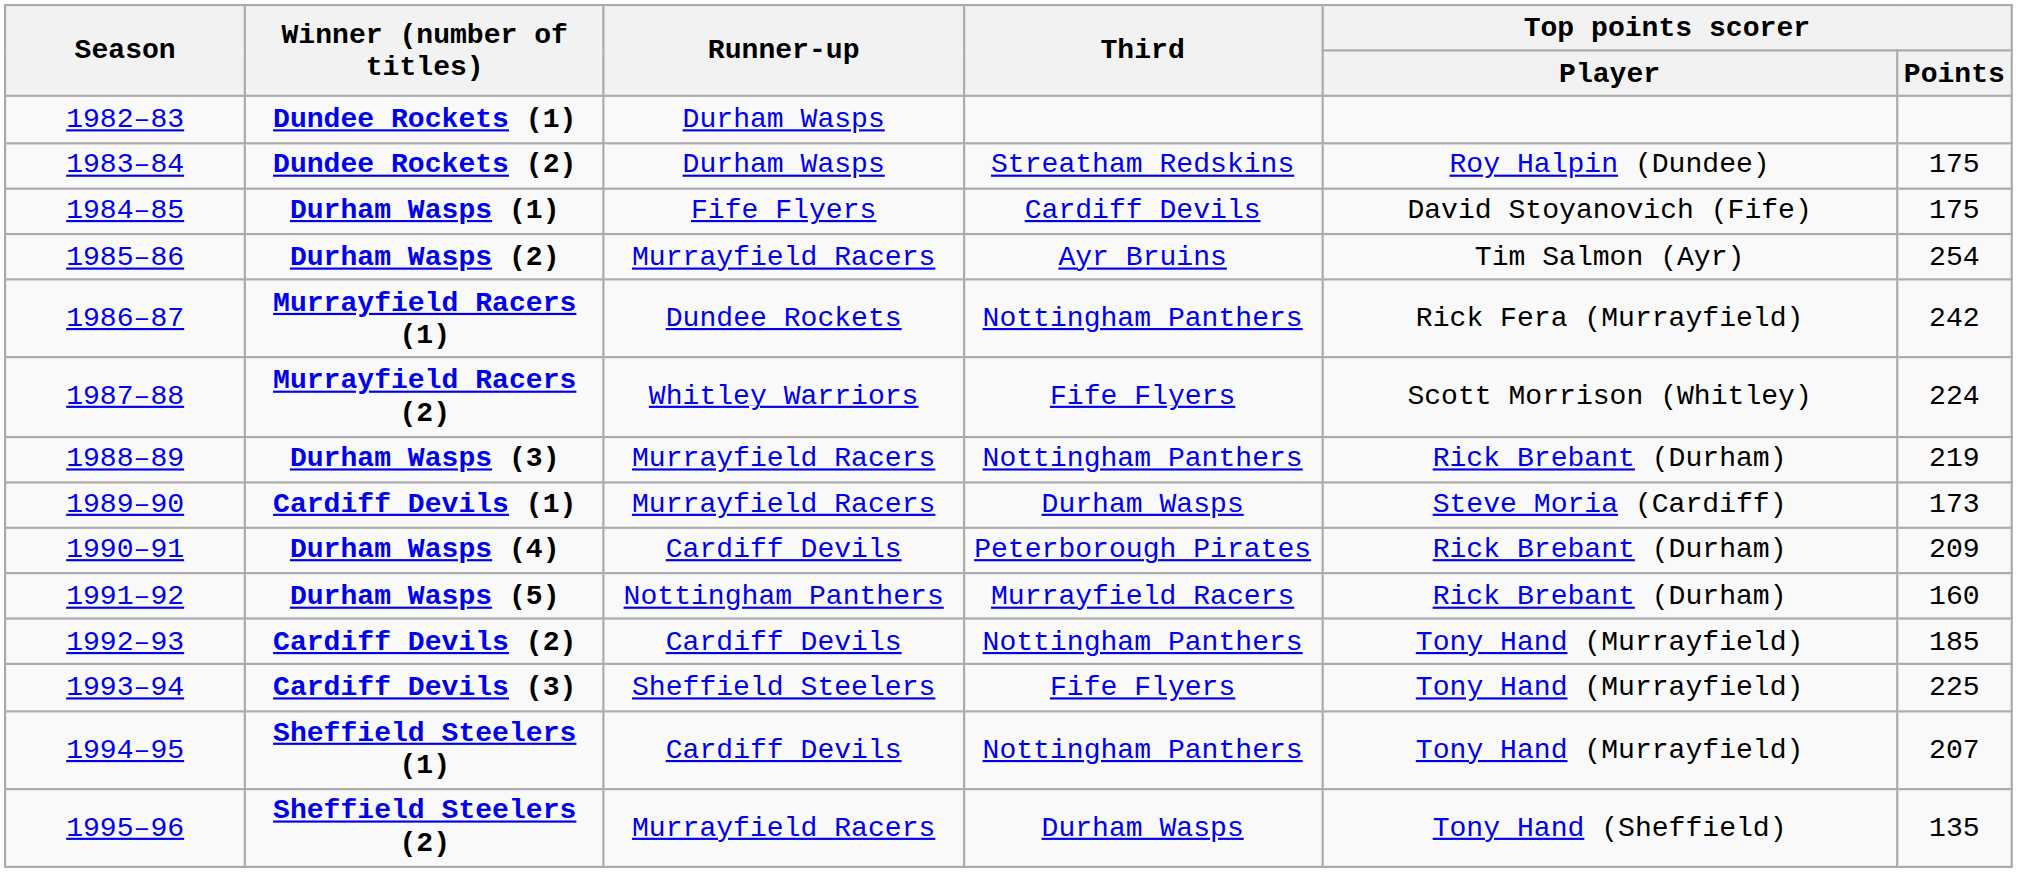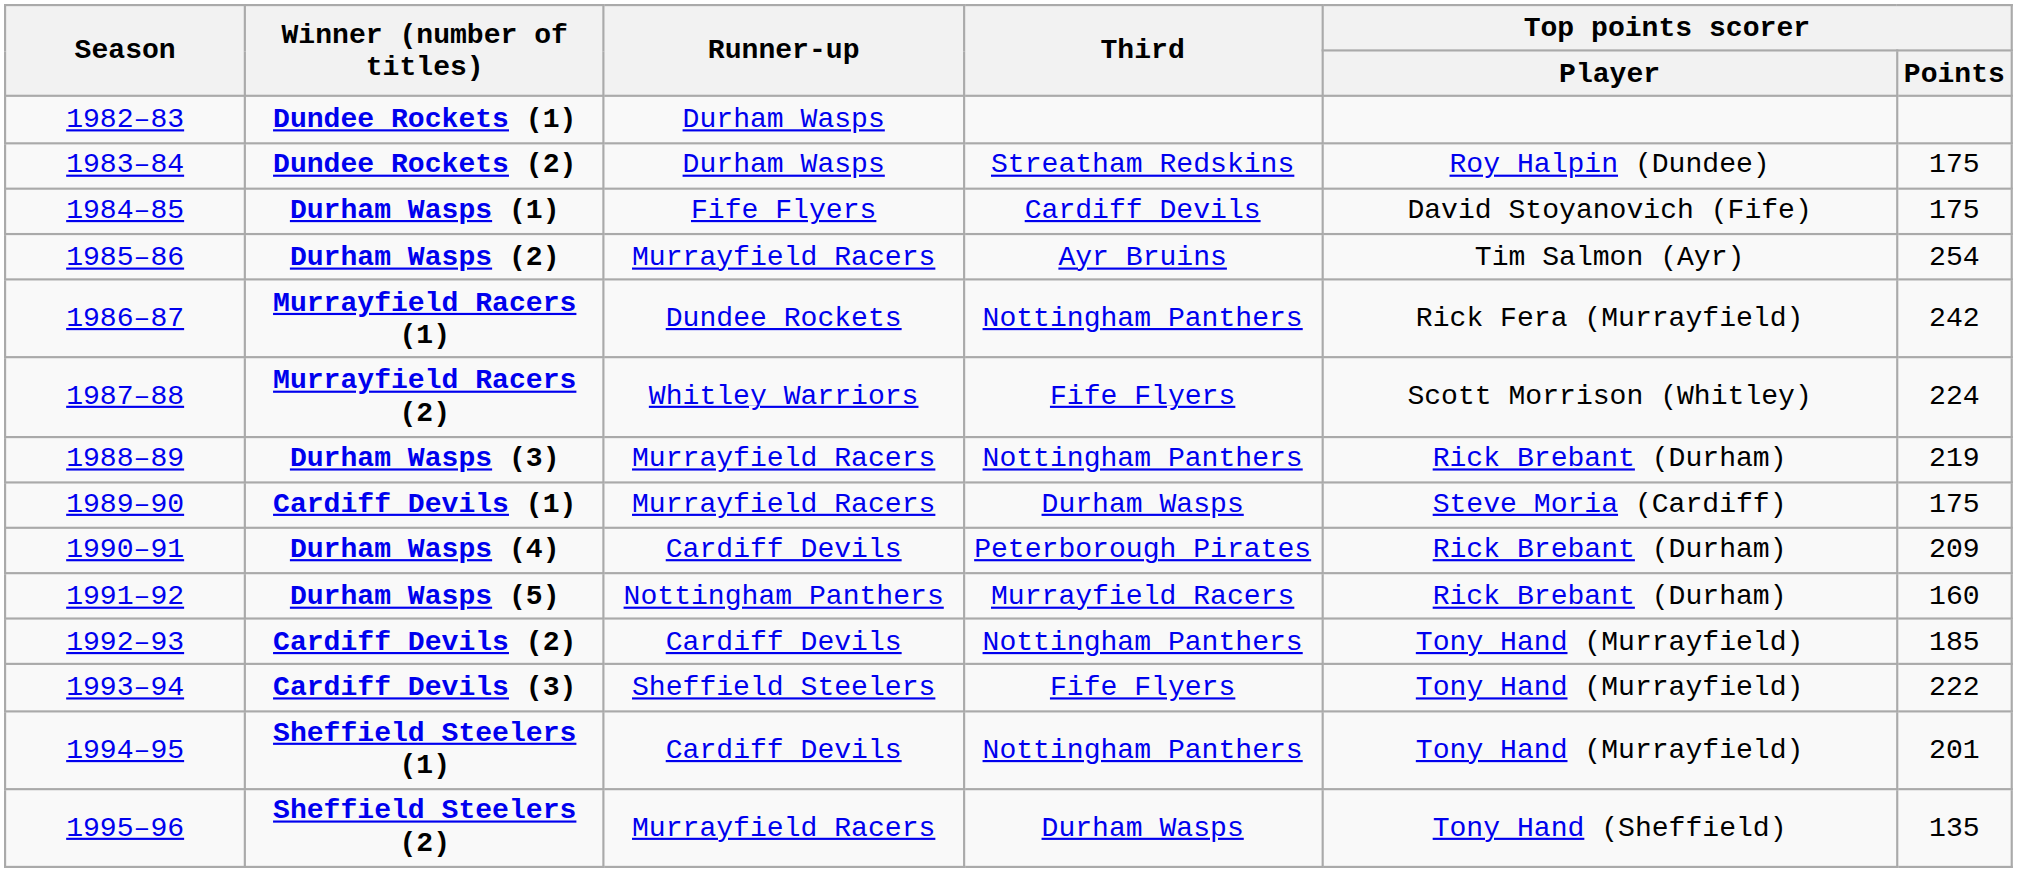(1954, 505) 173 -> (1954, 505) 175
(1954, 688) 225 -> (1954, 688) 222
(1954, 750) 207 -> (1954, 750) 201
